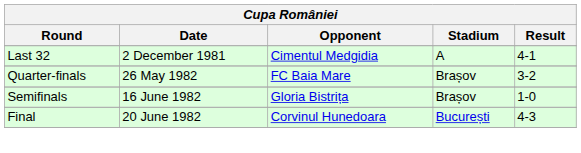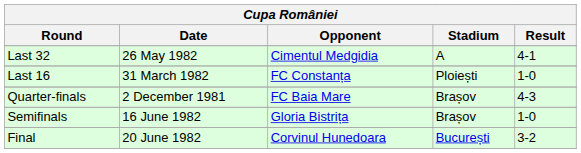(174, 55) 2 December 1981 -> (160, 55) 26 May 1982
+ row: (29, 76)
(160, 76) 26 May 1982 -> (174, 96) 2 December 1981
(527, 76) 3-2 -> (527, 96) 4-3
(527, 117) 4-3 -> (527, 138) 3-2
